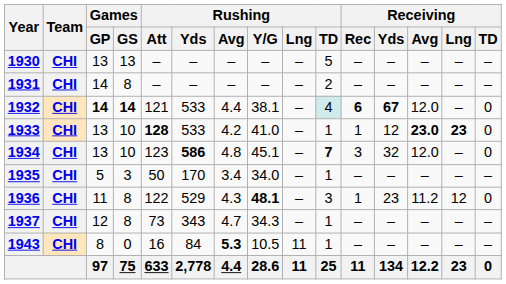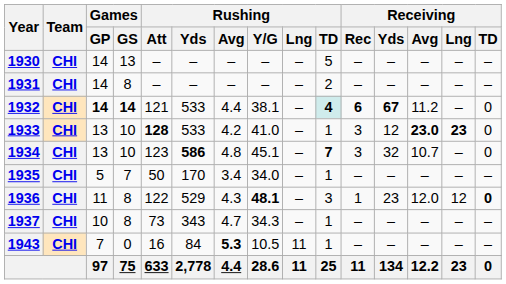(100, 61) 13 -> (100, 61) 14
(328, 107) normal -> (328, 107) bold
(425, 107) 12.0 -> (425, 107) 11.2
(358, 130) 1 -> (358, 130) 3
(425, 152) 12.0 -> (425, 152) 10.7
(127, 175) 3 -> (127, 175) 7
(425, 198) 11.2 -> (425, 198) 12.0
(488, 198) normal -> (488, 198) bold
(100, 221) 12 -> (100, 221) 10
(100, 244) 8 -> (100, 244) 7
